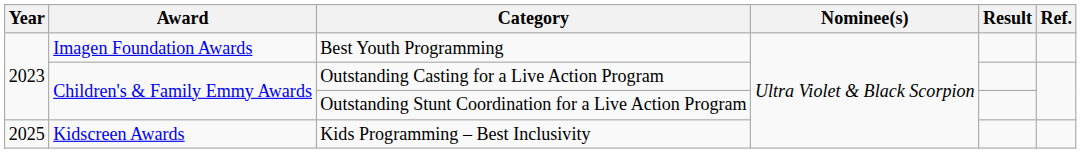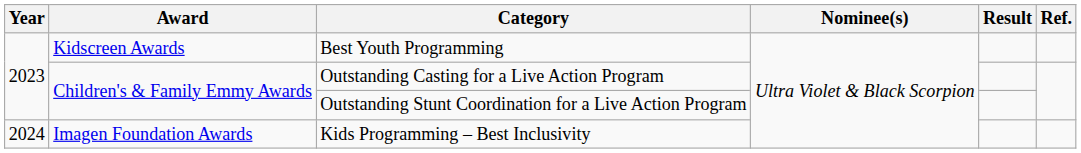(153, 47) Imagen Foundation Awards -> (119, 47) Kidscreen Awards
(27, 133) 2025 -> (27, 133) 2024
(119, 133) Kidscreen Awards -> (153, 133) Imagen Foundation Awards
